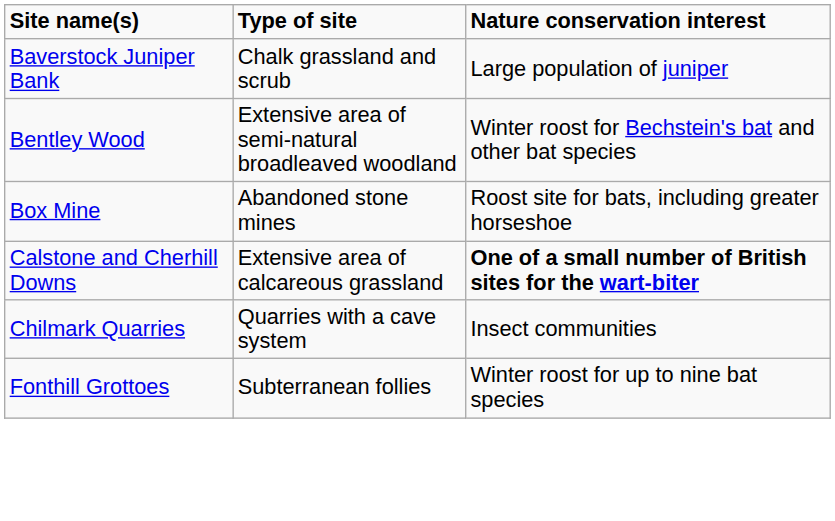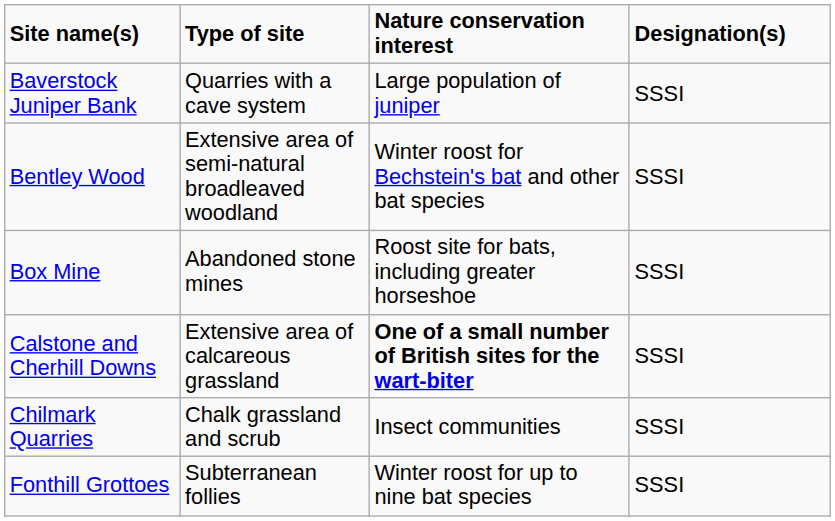+ column: (710, 33)
(337, 68) Chalk grassland and scrub -> (258, 92) Quarries with a cave system
(337, 328) Quarries with a cave system -> (263, 426) Chalk grassland and scrub
